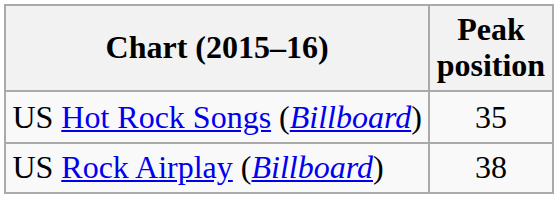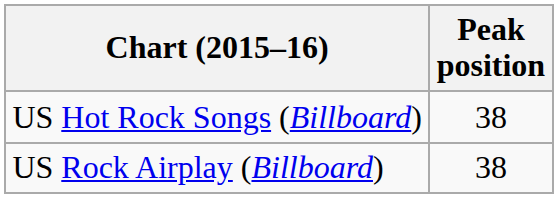(491, 116) 35 -> (491, 116) 38
